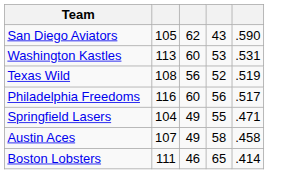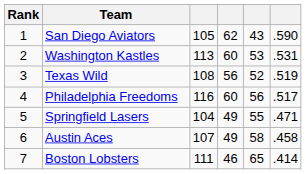+ column: (23, 14)
